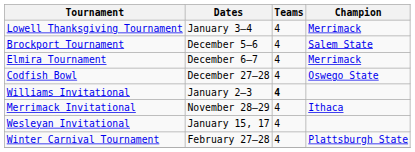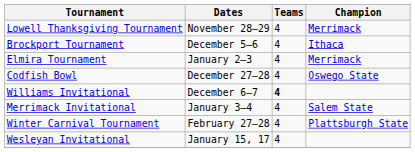(220, 28) January 3–4 -> (229, 28) November 28–29
(341, 44) Salem State -> (326, 44) Ithaca
(223, 60) December 6–7 -> (220, 60) January 2–3
(220, 92) January 2–3 -> (223, 92) December 6–7
(229, 108) November 28–29 -> (220, 108) January 3–4
(326, 108) Ithaca -> (341, 108) Salem State
rows swapped: (68, 124) <-> (83, 139)
